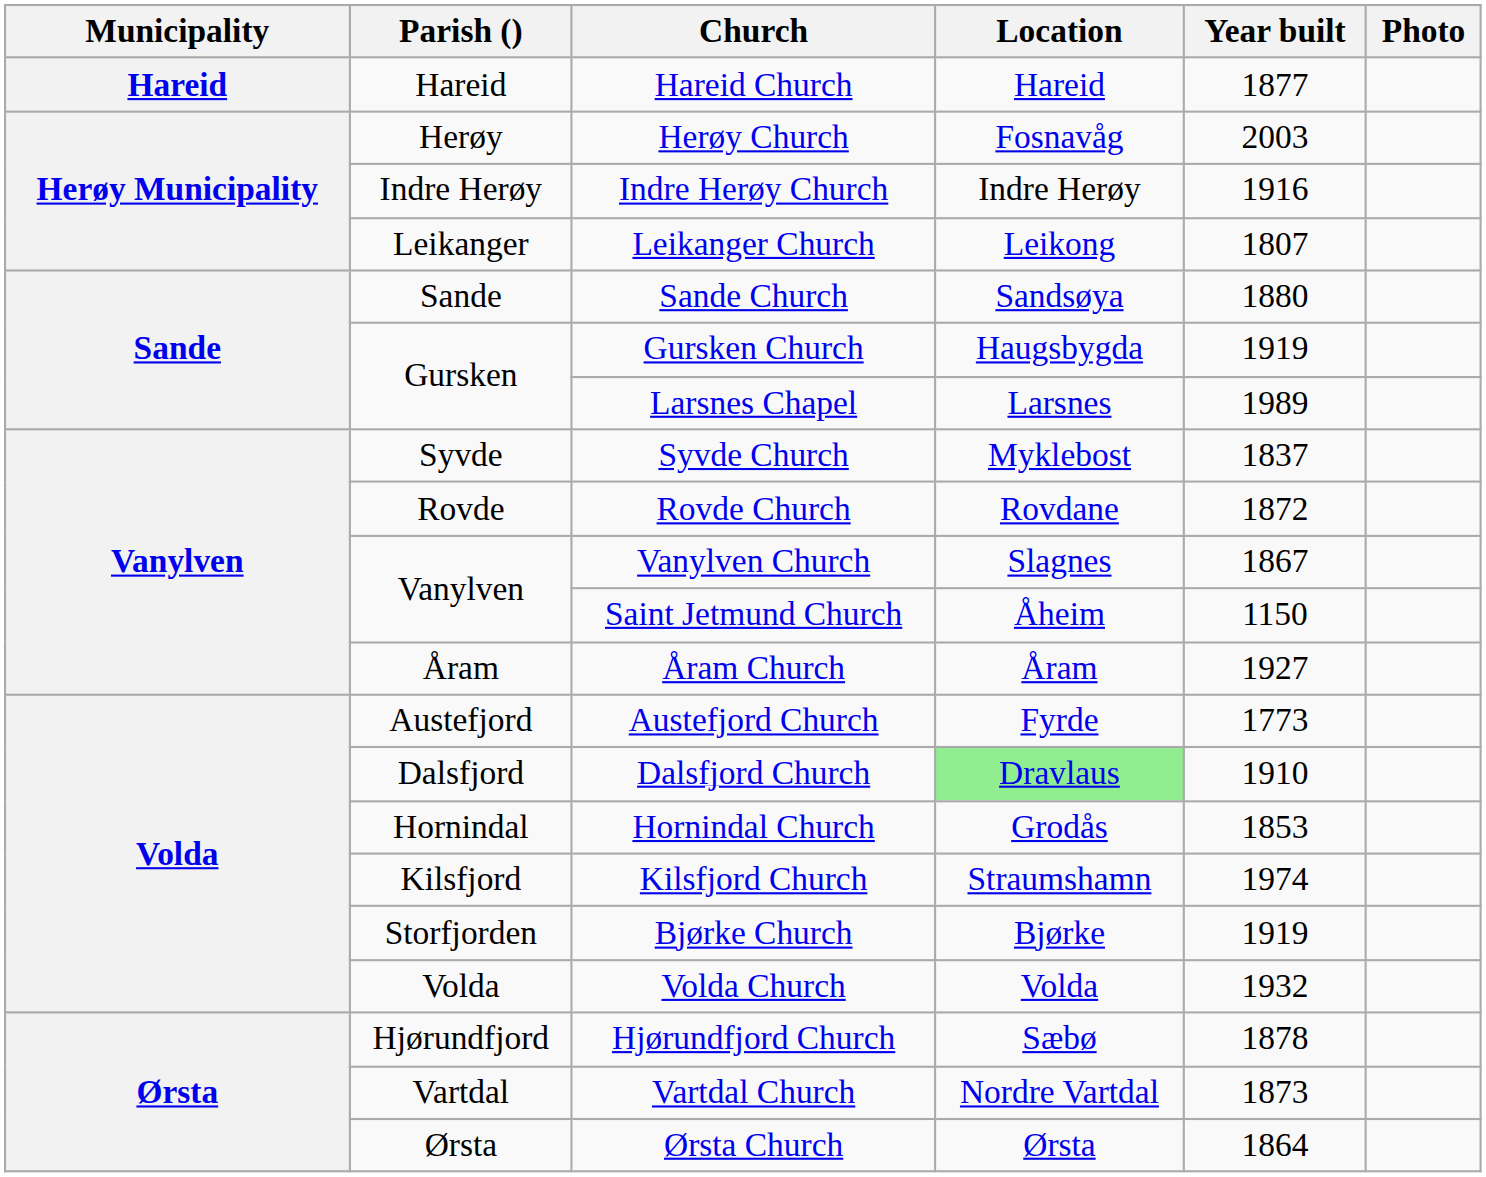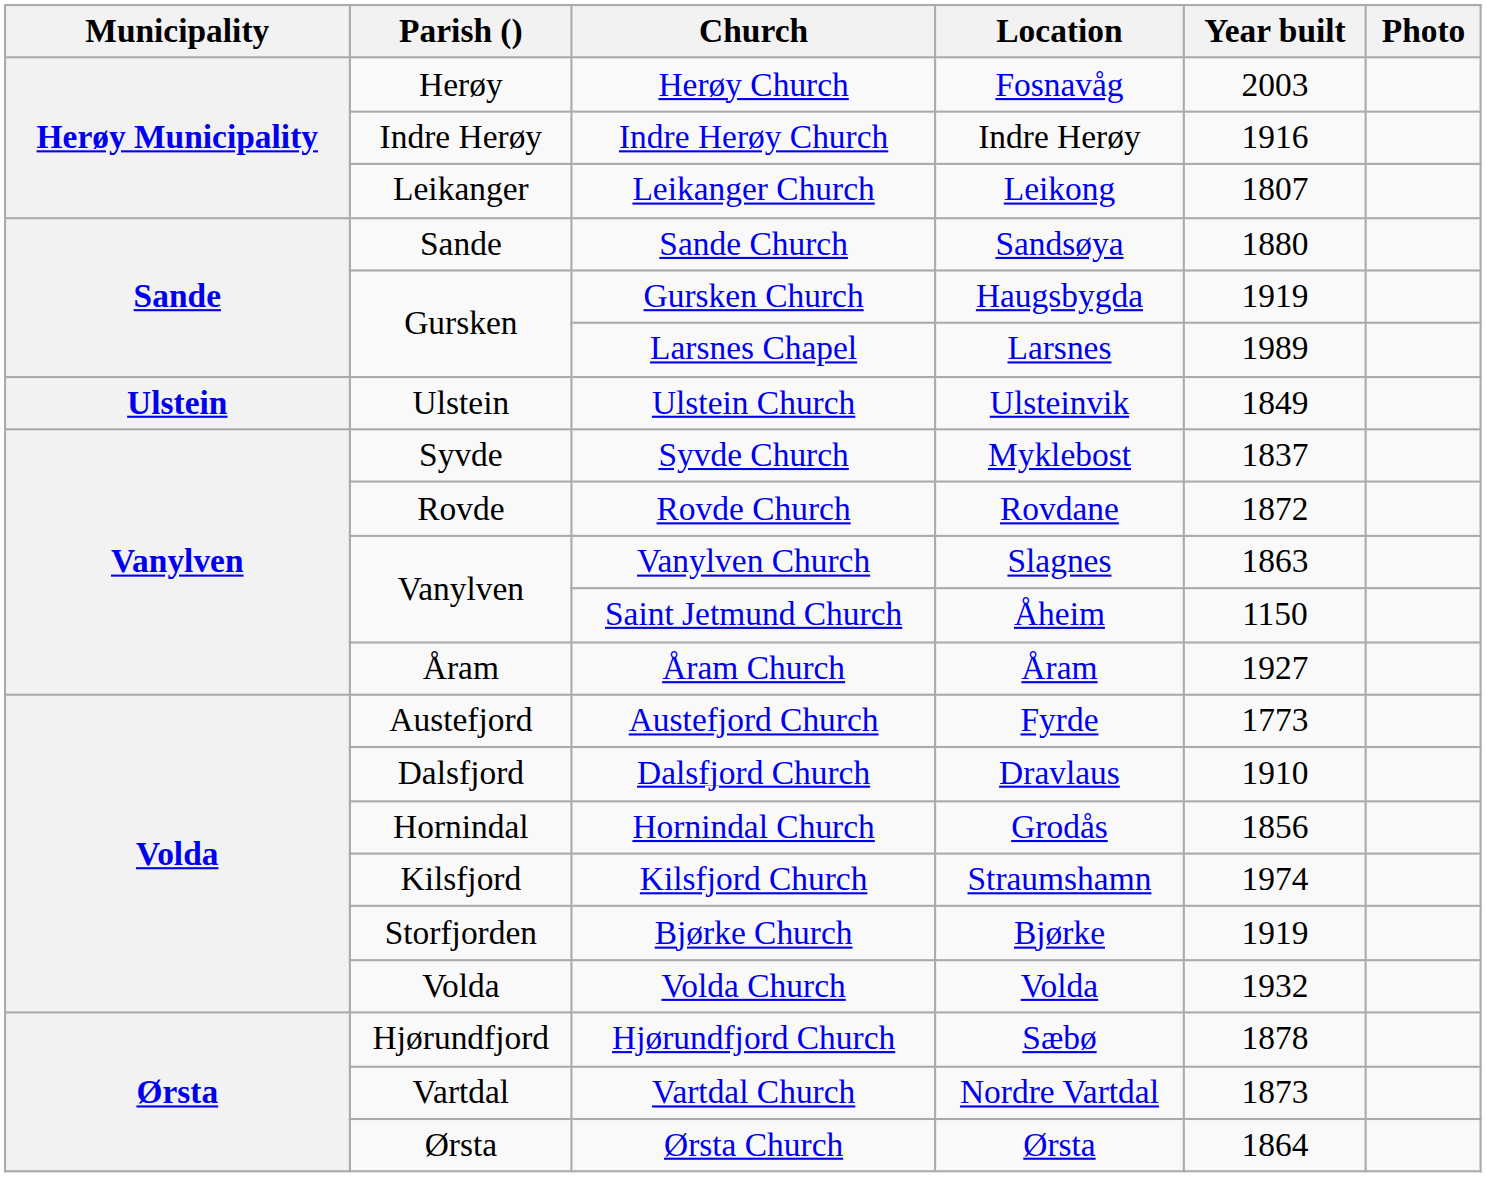- row: (754, 84)
+ row: (754, 402)
(1275, 561) 1867 -> (1275, 561) 1863
(1059, 773) lightgreen background -> (1059, 773) no background
(1275, 826) 1853 -> (1275, 826) 1856
